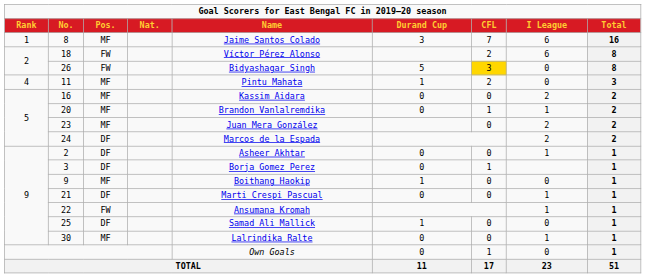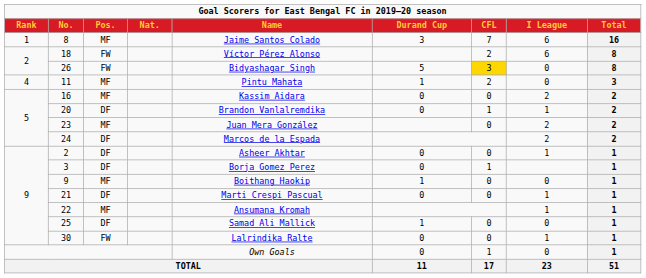(106, 110) MF -> (106, 110) DF
(106, 209) FW -> (106, 209) MF
(106, 238) MF -> (106, 238) FW
